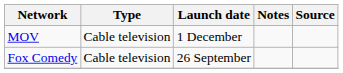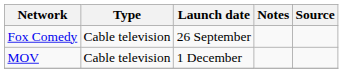rows swapped: (42, 57) <-> (23, 36)
